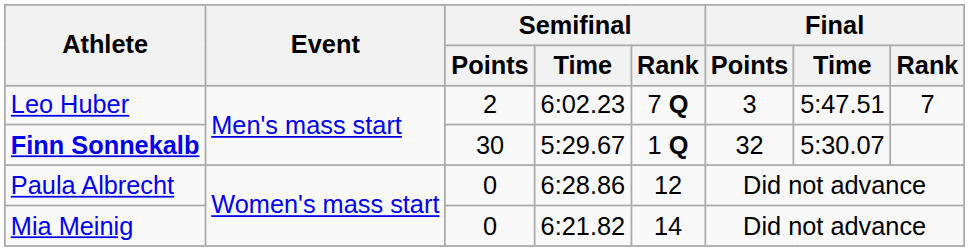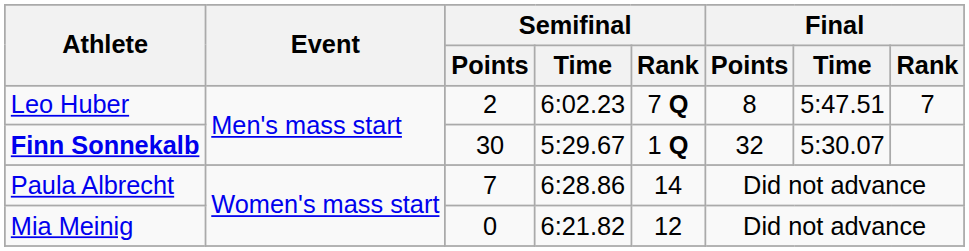(750, 105) 3 -> (750, 105) 8
(490, 185) 0 -> (490, 185) 7
(668, 185) 12 -> (668, 185) 14
(668, 225) 14 -> (668, 225) 12
